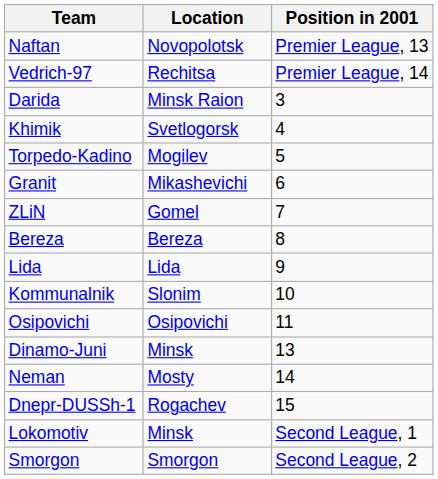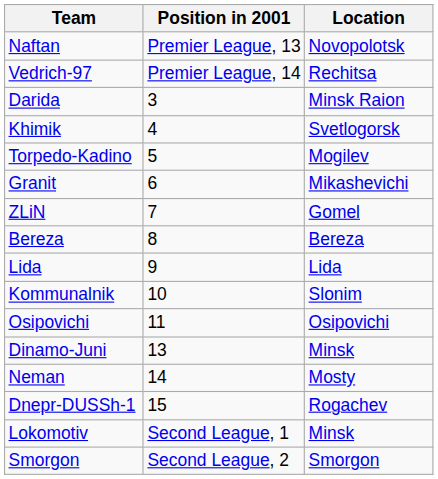columns swapped: (207, 18) <-> (352, 18)
